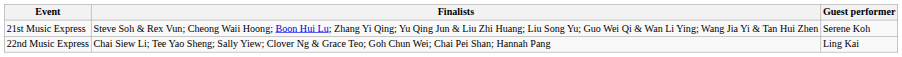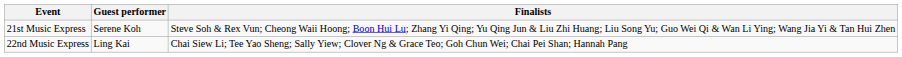columns swapped: (456, 12) <-> (859, 12)
